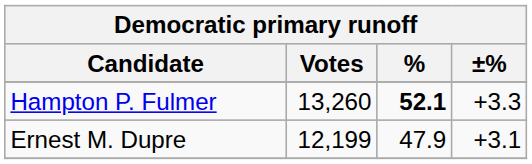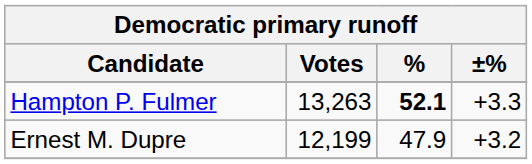(335, 102) 13,260 -> (335, 102) 13,263
(497, 140) +3.1 -> (497, 140) +3.2
